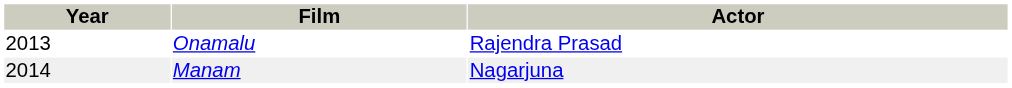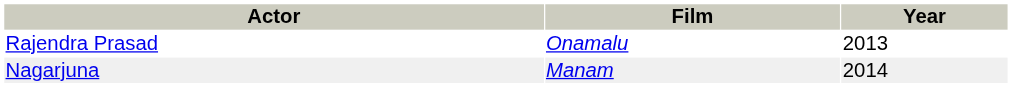columns swapped: (87, 16) <-> (738, 16)
